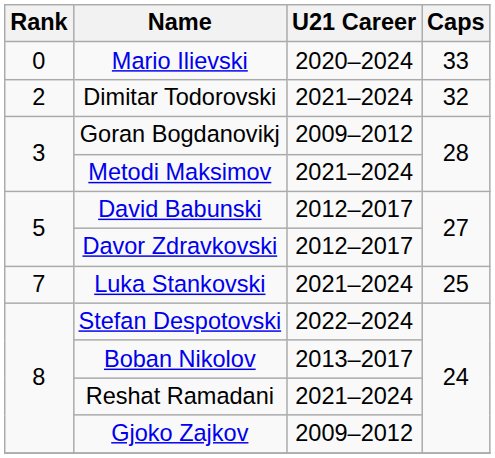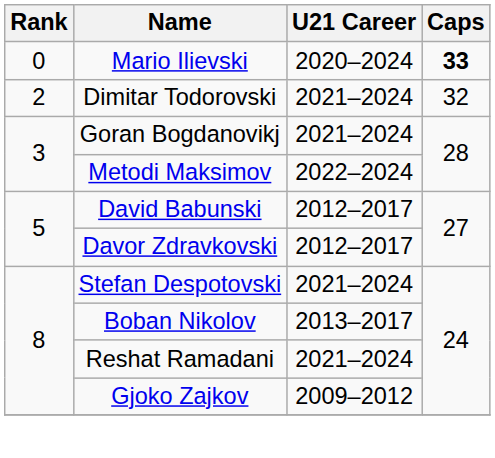(456, 60) normal -> (456, 60) bold
(354, 135) 2009–2012 -> (354, 135) 2021–2024
(354, 172) 2021–2024 -> (354, 172) 2022–2024
- row: (180, 284)
(354, 321) 2022–2024 -> (354, 284) 2021–2024
